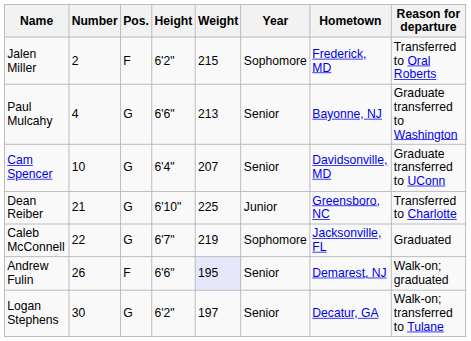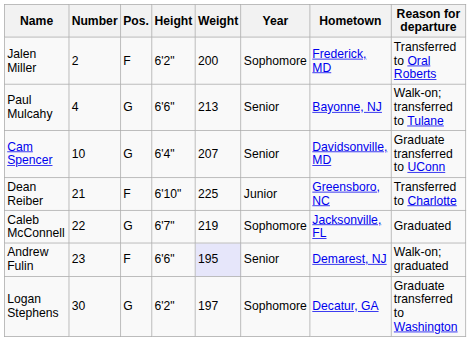(208, 60) 215 -> (208, 60) 200
(426, 114) Graduate transferred to Washington -> (423, 107) Walk-on; transferred to Tulane
(128, 207) G -> (127, 193) F
(78, 273) 26 -> (78, 259) 23
(261, 313) Senior -> (275, 306) Sophomore
(423, 313) Walk-on; transferred to Tulane -> (426, 306) Graduate transferred to Washington
